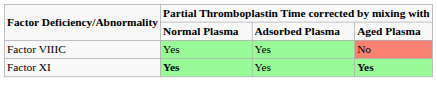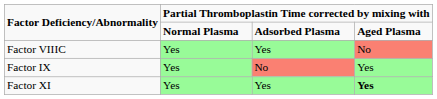+ row: (29, 67)
(171, 67) bold -> (171, 85) normal
